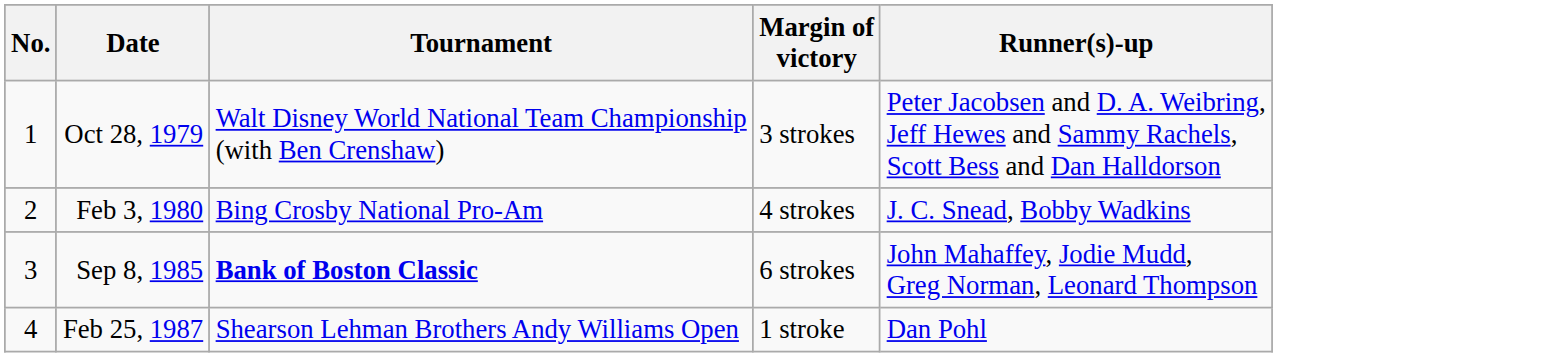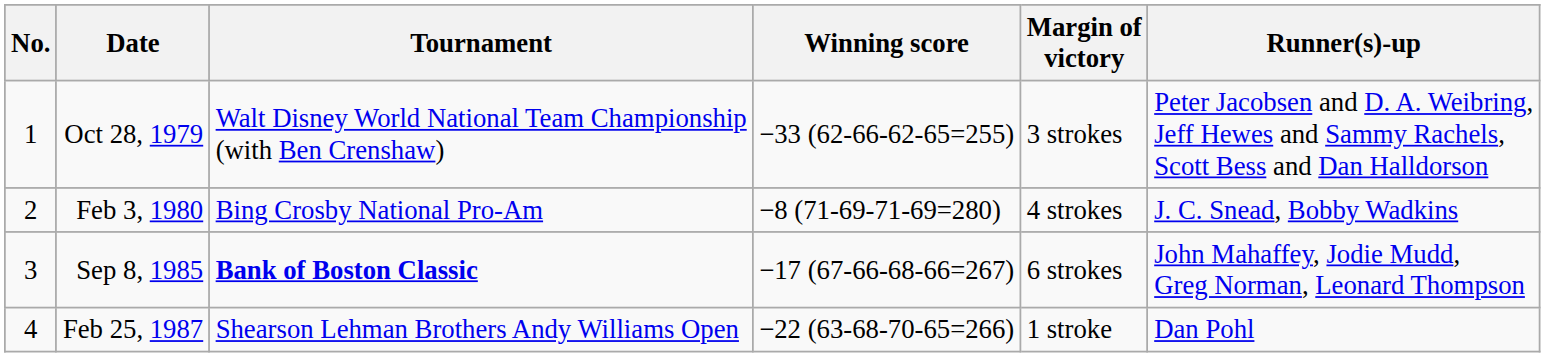+ column: (887, 42)
